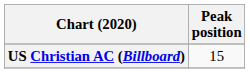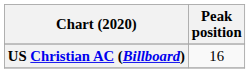(217, 56) 15 -> (217, 56) 16
